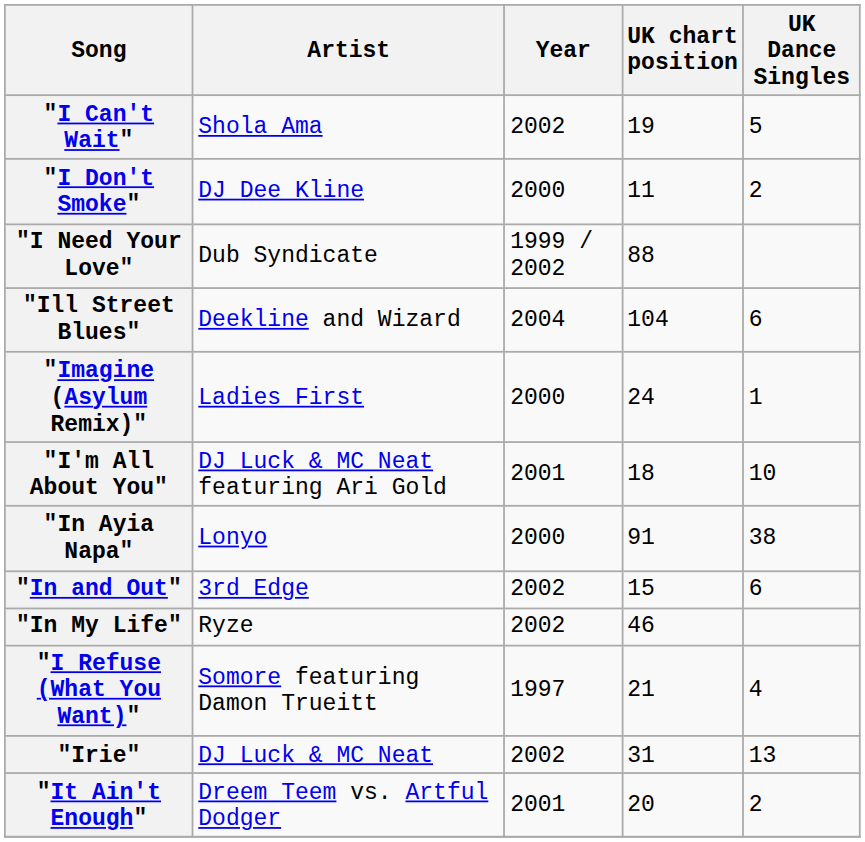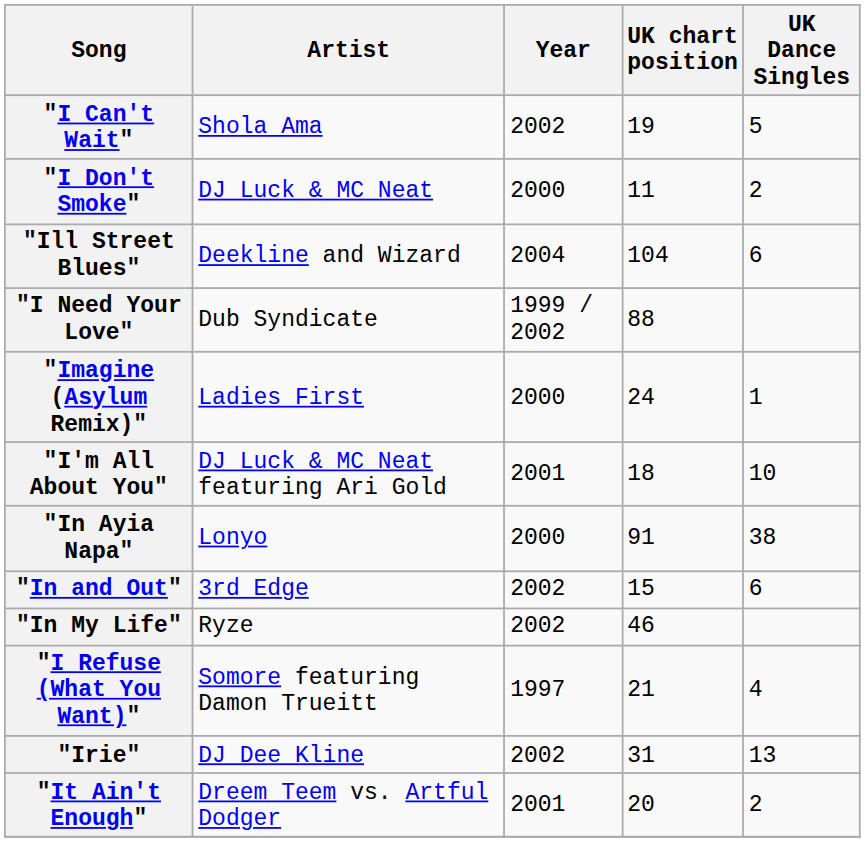(281, 192) DJ Dee Kline -> (316, 192) DJ Luck & MC Neat
rows swapped: (99, 256) <-> (99, 320)
(316, 755) DJ Luck & MC Neat -> (281, 755) DJ Dee Kline
